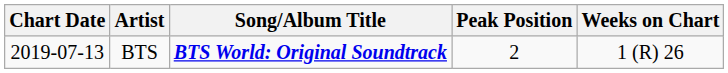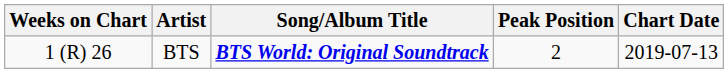columns swapped: (57, 20) <-> (650, 20)
